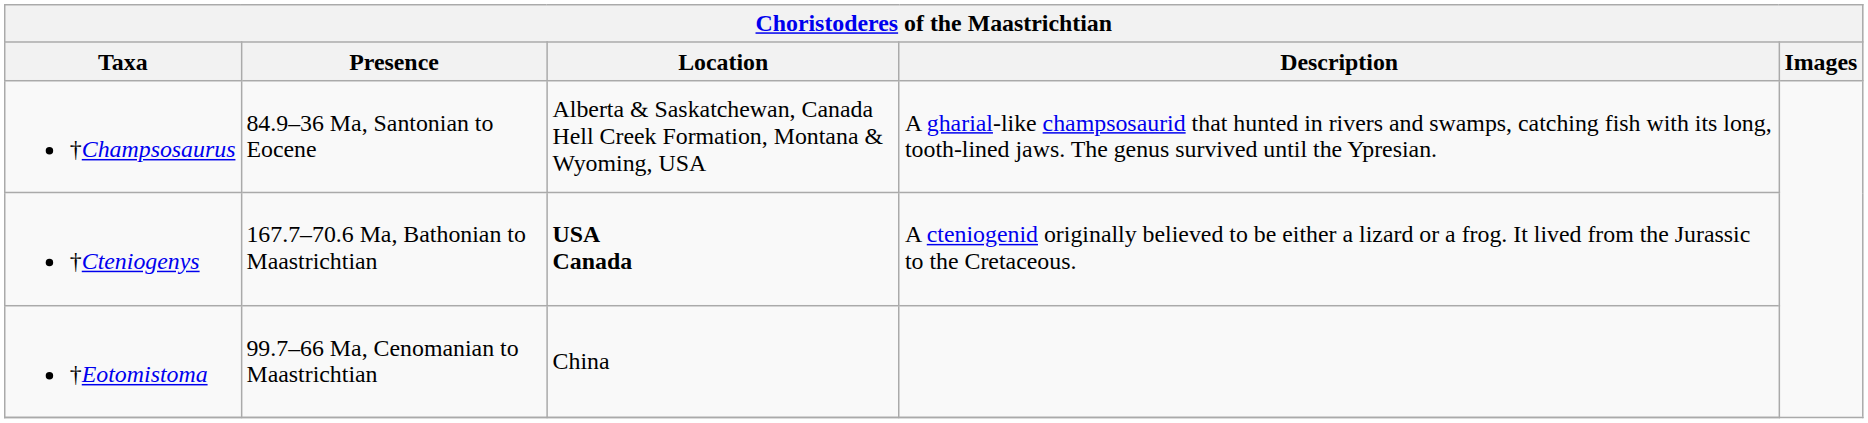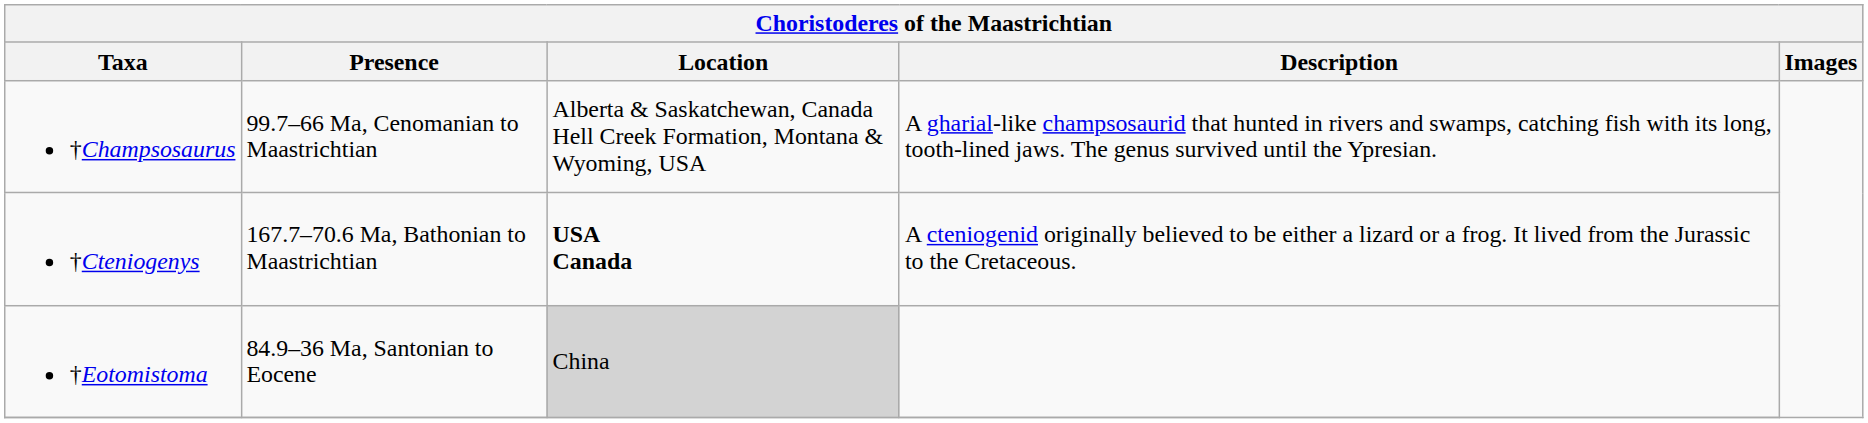(370, 136) 84.9–36 Ma, Santonian to Eocene -> (382, 136) 99.7–66 Ma, Cenomanian to Maastrichtian
(382, 360) 99.7–66 Ma, Cenomanian to Maastrichtian -> (370, 360) 84.9–36 Ma, Santonian to Eocene
(581, 360) no background -> (581, 360) lightgrey background
